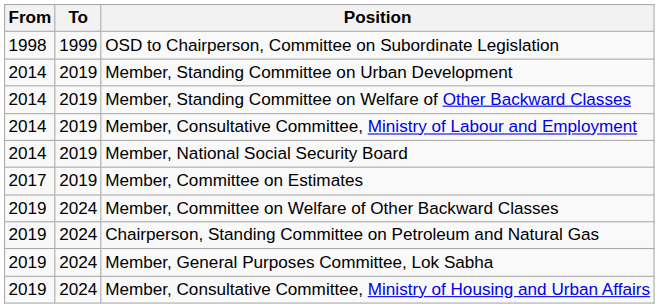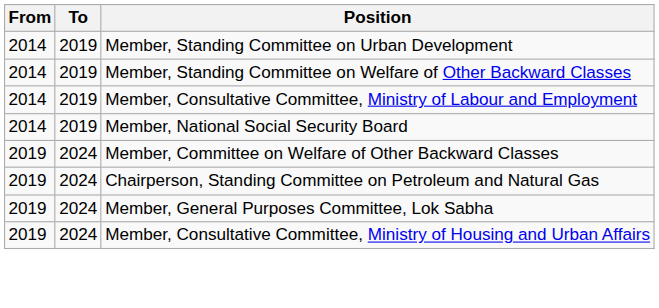- row: (332, 45)
- row: (234, 180)
